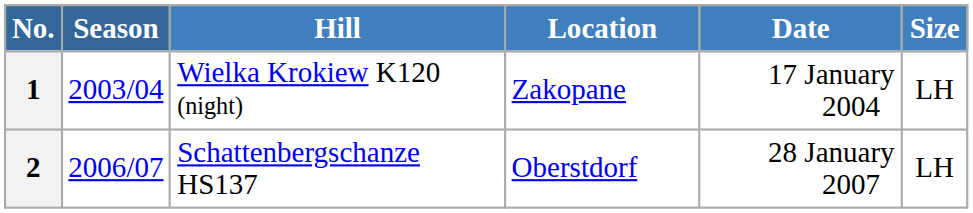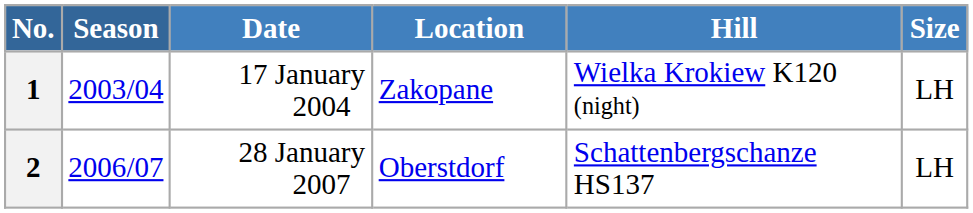columns swapped: (801, 27) <-> (338, 27)
